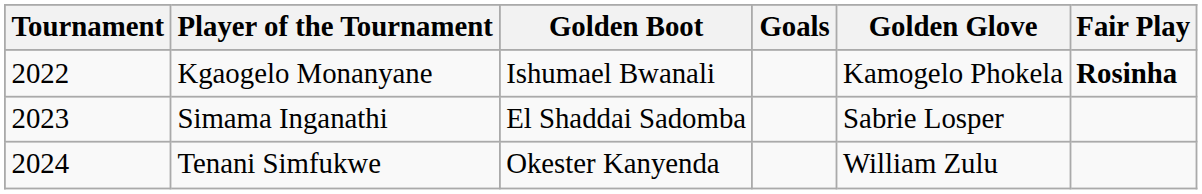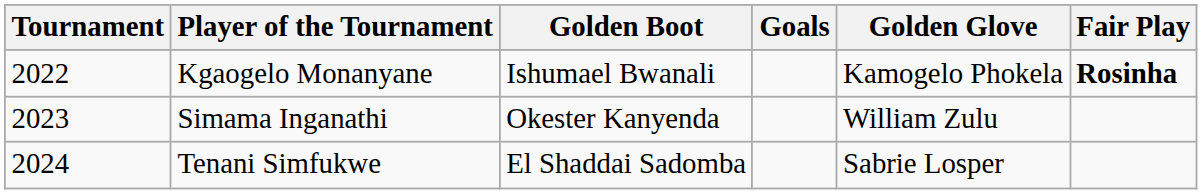(626, 118) El Shaddai Sadomba -> (613, 118) Okester Kanyenda
(923, 118) Sabrie Losper -> (920, 118) William Zulu
(613, 164) Okester Kanyenda -> (626, 164) El Shaddai Sadomba
(920, 164) William Zulu -> (923, 164) Sabrie Losper
